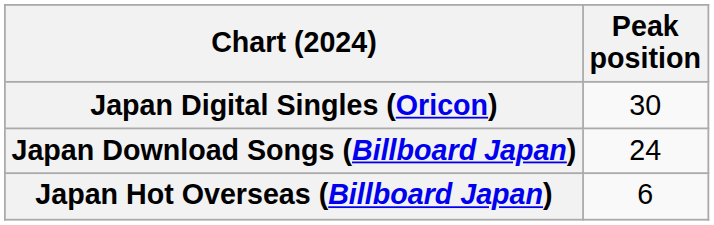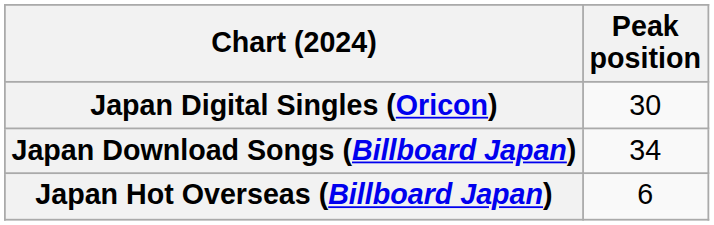(645, 150) 24 -> (645, 150) 34
